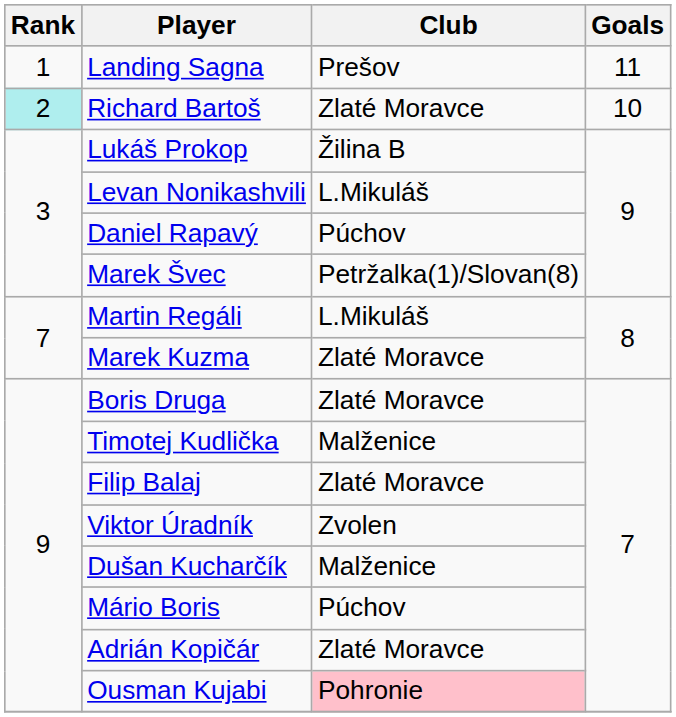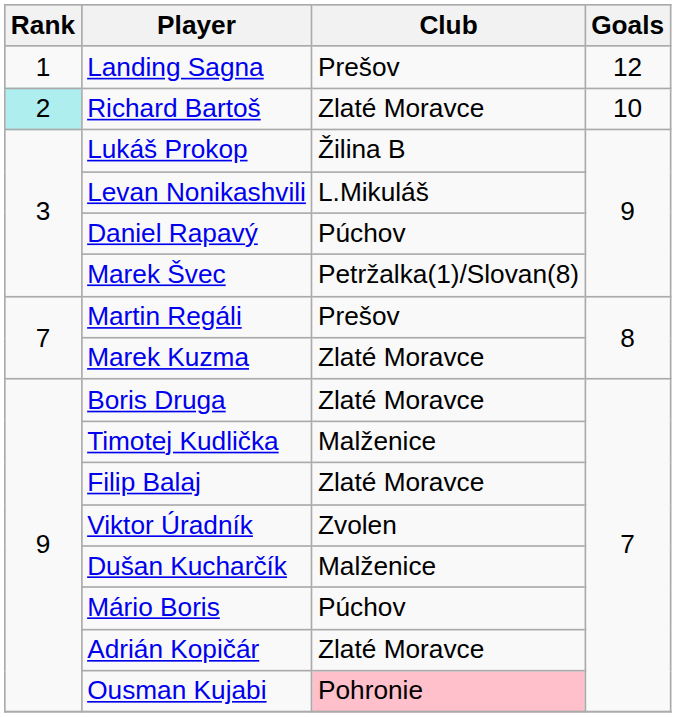(628, 66) 11 -> (628, 66) 12
(373, 316) L.Mikuláš -> (359, 316) Prešov
